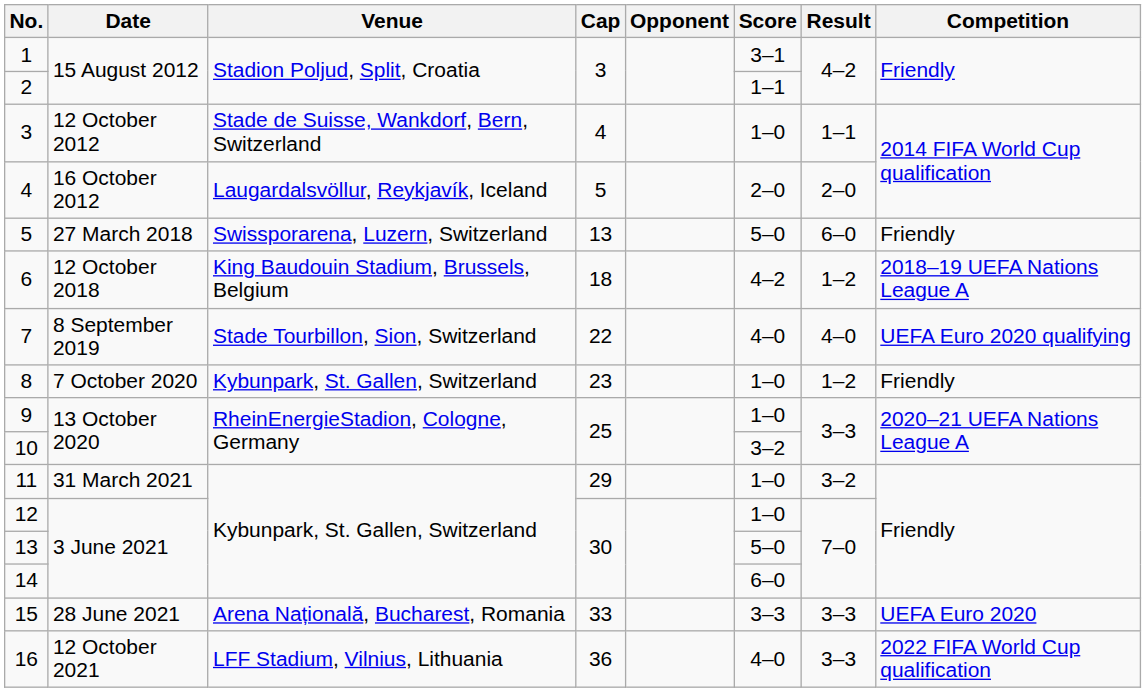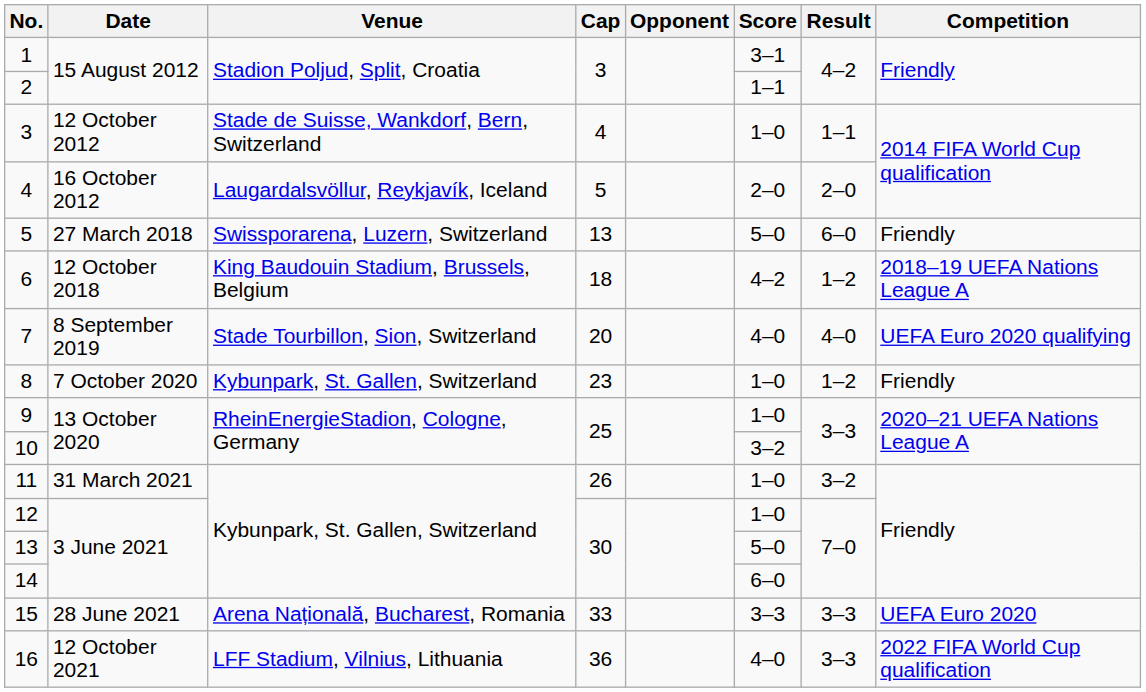(601, 336) 22 -> (601, 336) 20
(601, 481) 29 -> (601, 481) 26
